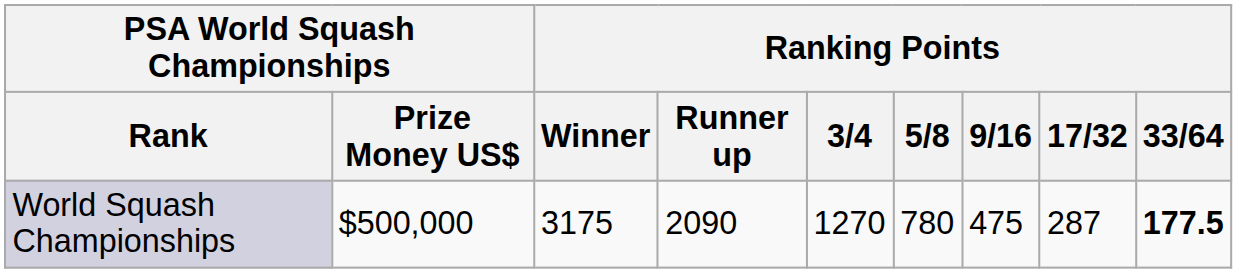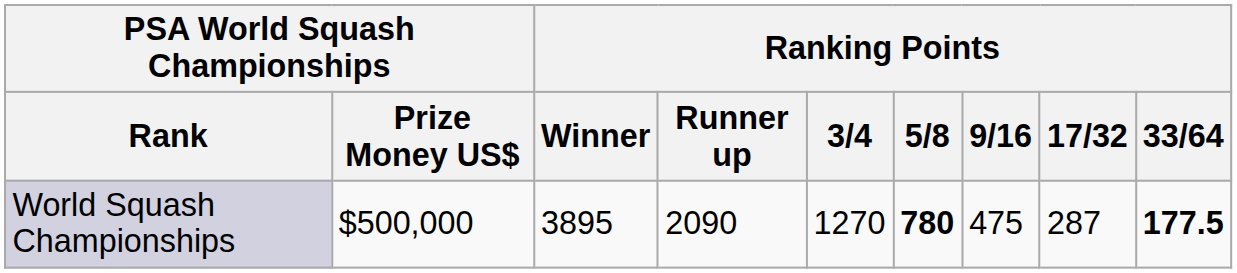(577, 223) 3175 -> (577, 223) 3895
(927, 223) normal -> (927, 223) bold
